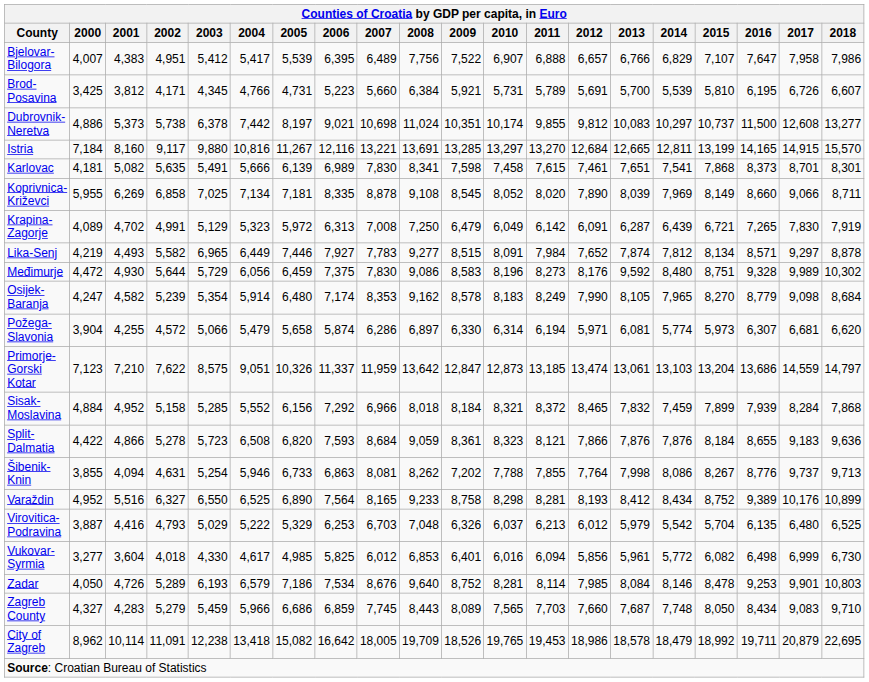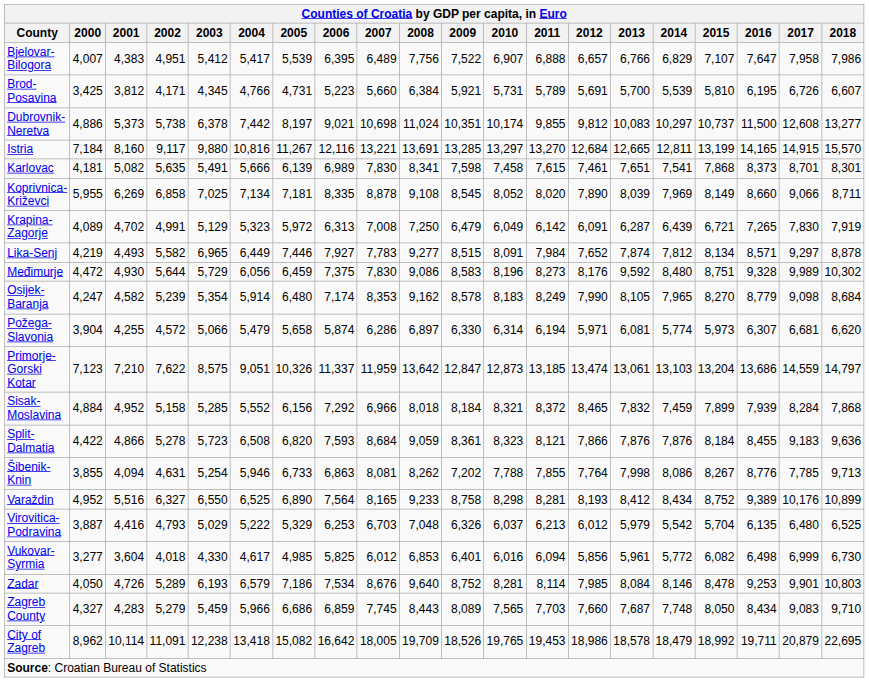(762, 441) 8,655 -> (762, 441) 8,455
(804, 473) 9,737 -> (804, 473) 7,785
